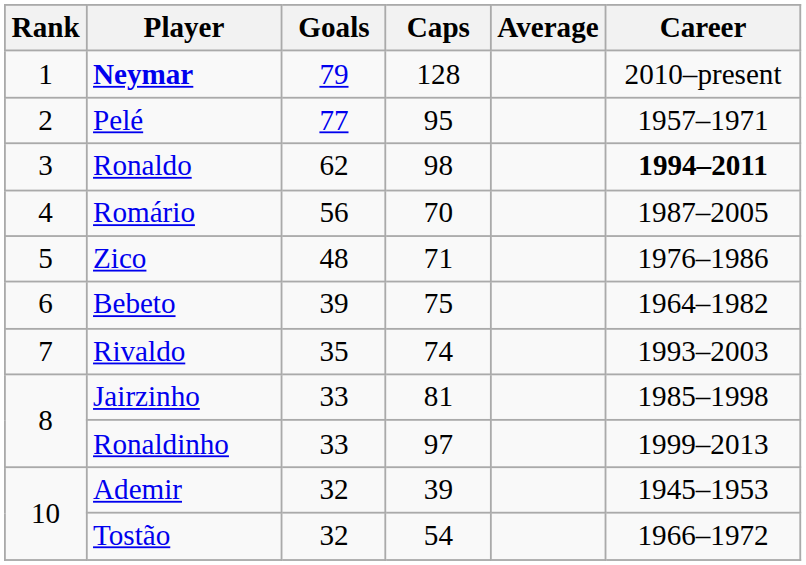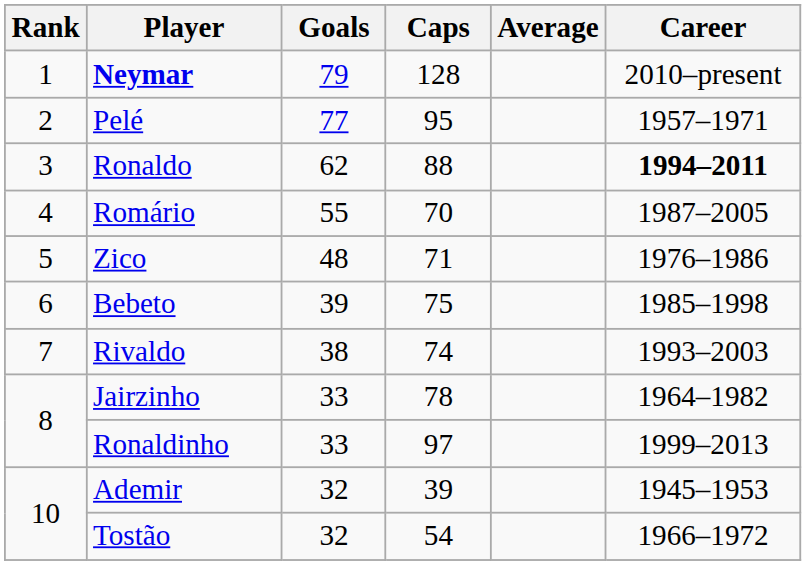(438, 166) 98 -> (438, 166) 88
(334, 212) 56 -> (334, 212) 55
(703, 304) 1964–1982 -> (703, 304) 1985–1998
(334, 350) 35 -> (334, 350) 38
(438, 397) 81 -> (438, 397) 78
(703, 397) 1985–1998 -> (703, 397) 1964–1982
